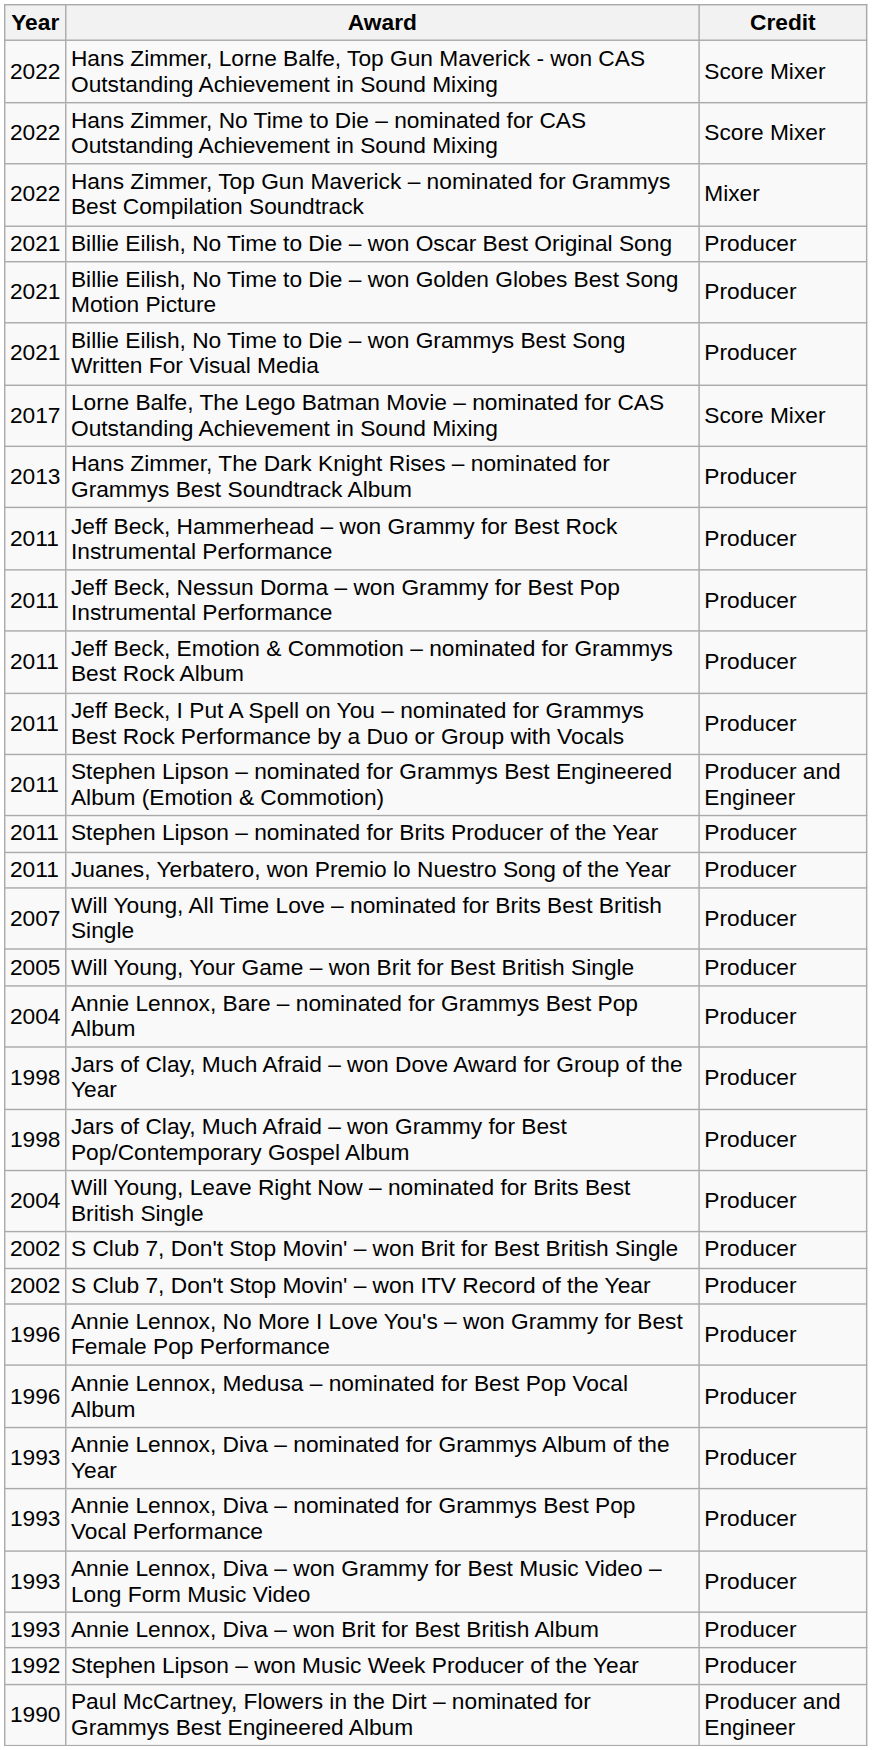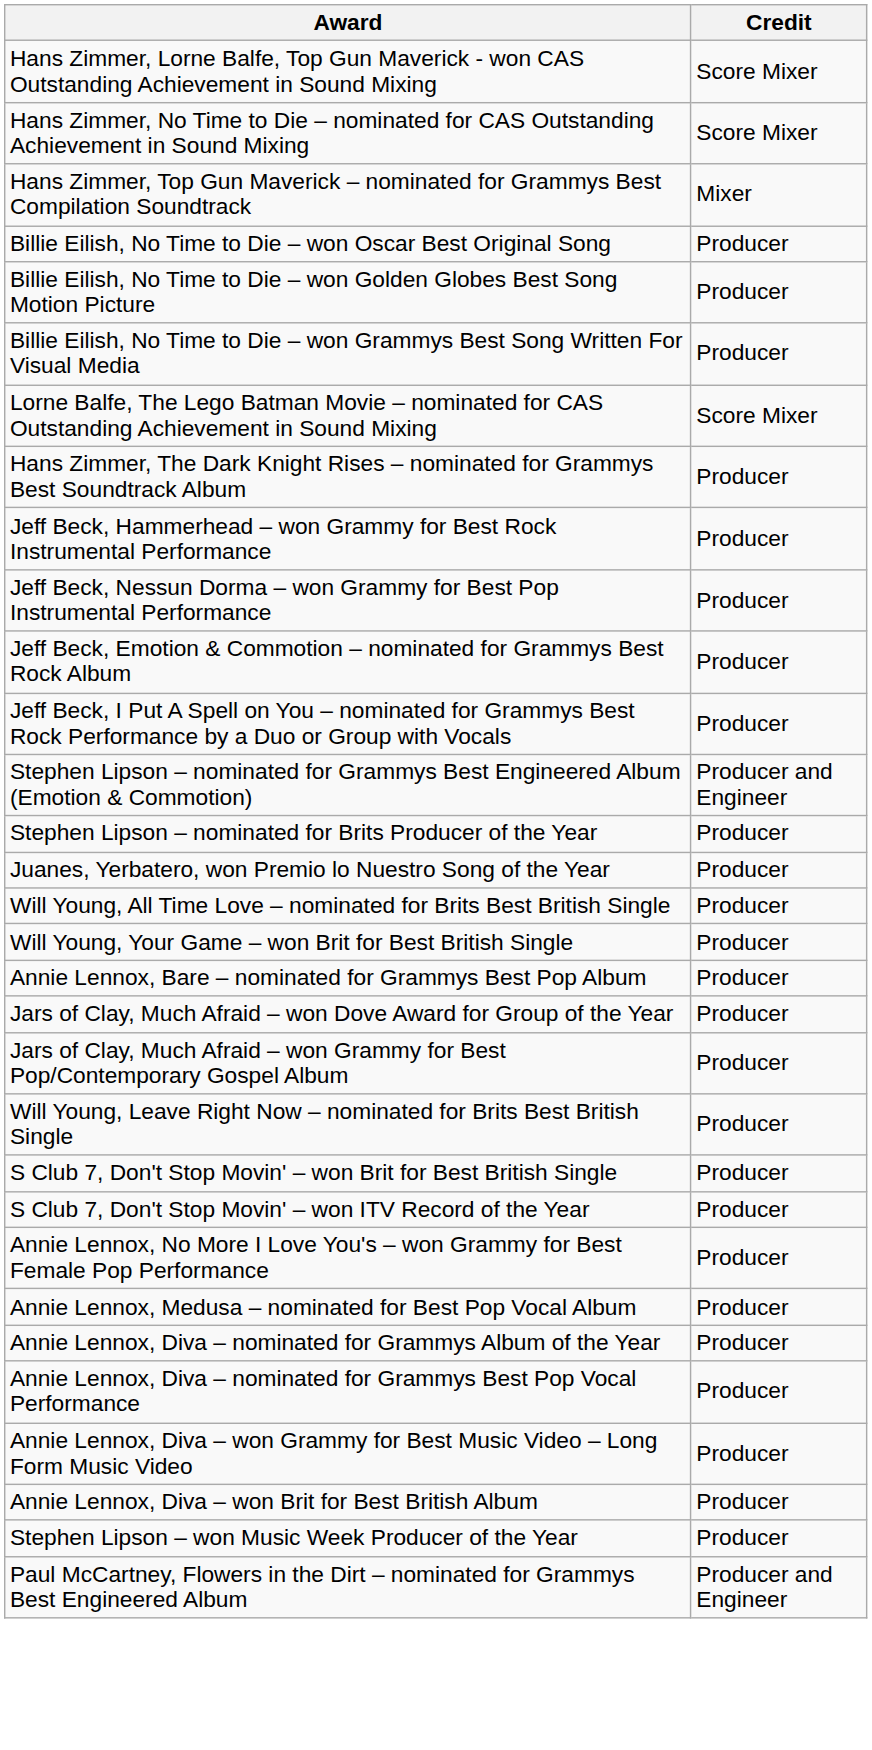- column: (35, 22)
